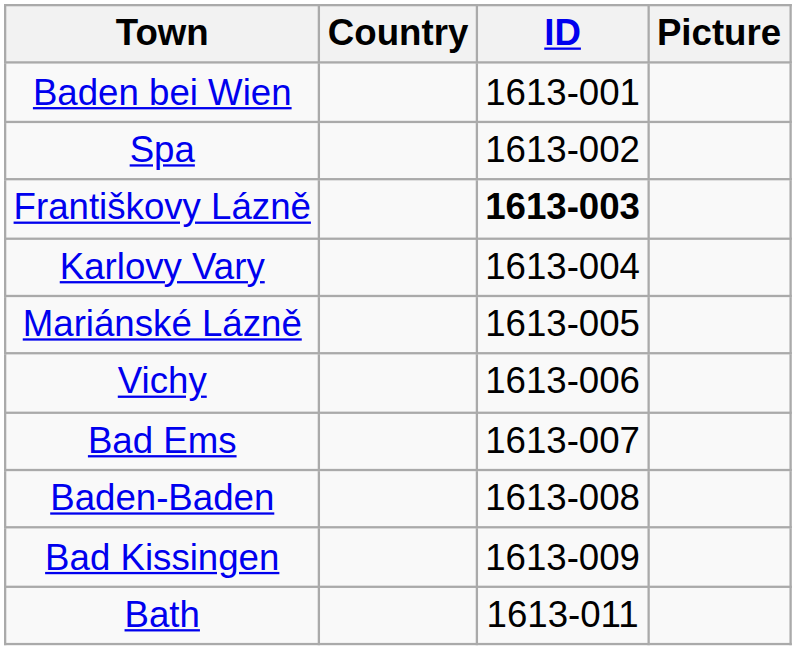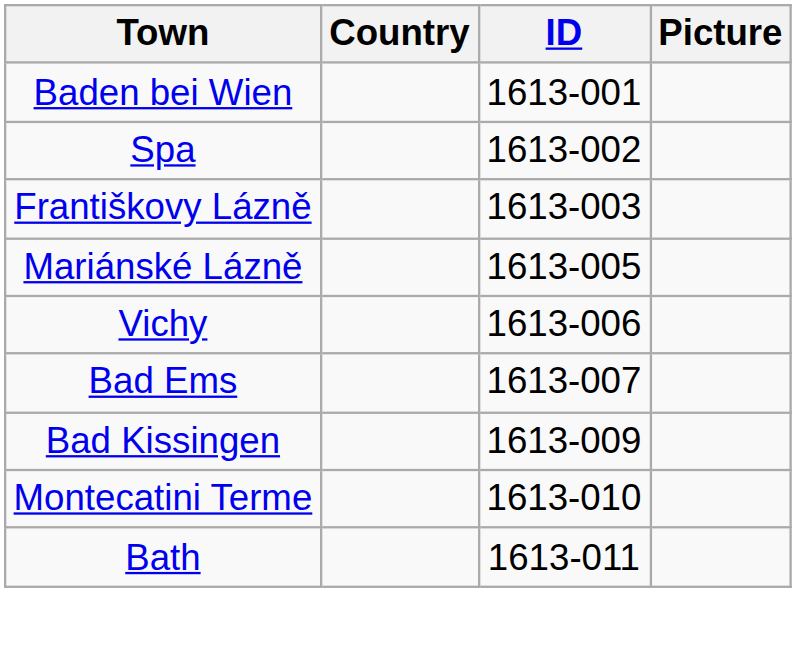(563, 207) bold -> (564, 207) normal
- row: (162, 265)
- row: (162, 498)
+ row: (163, 498)
